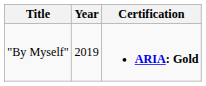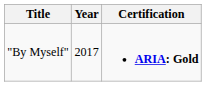(87, 52) 2019 -> (87, 52) 2017
